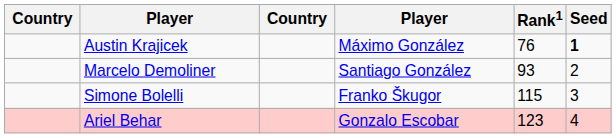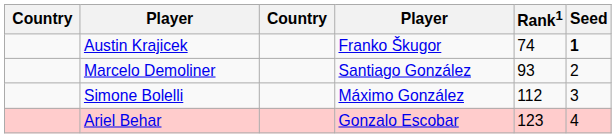(401, 46) Máximo González -> (390, 46) Franko Škugor
(526, 46) 76 -> (526, 46) 74
(390, 95) Franko Škugor -> (401, 95) Máximo González
(530, 95) 115 -> (530, 95) 112
